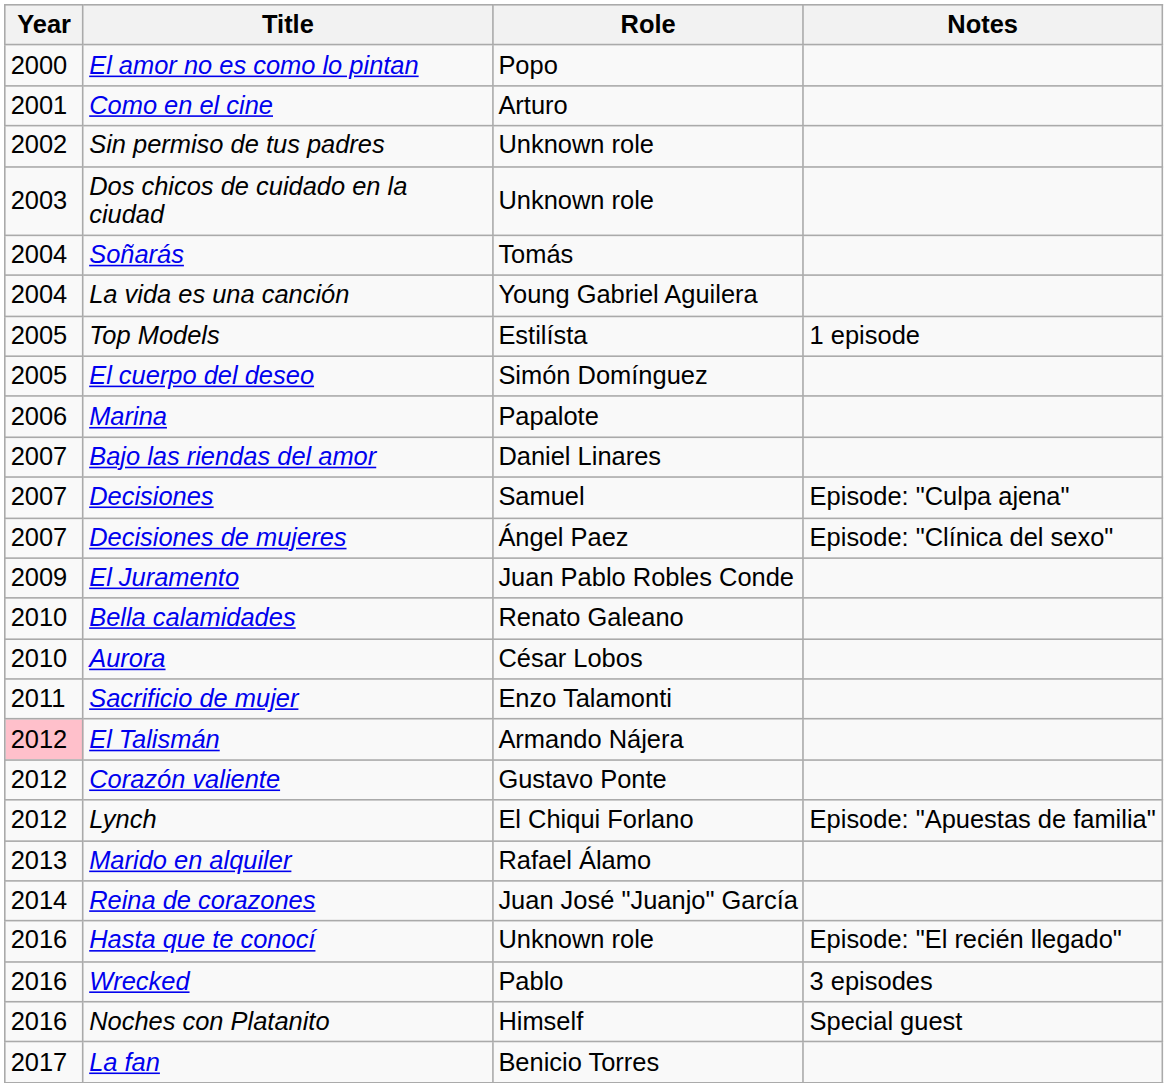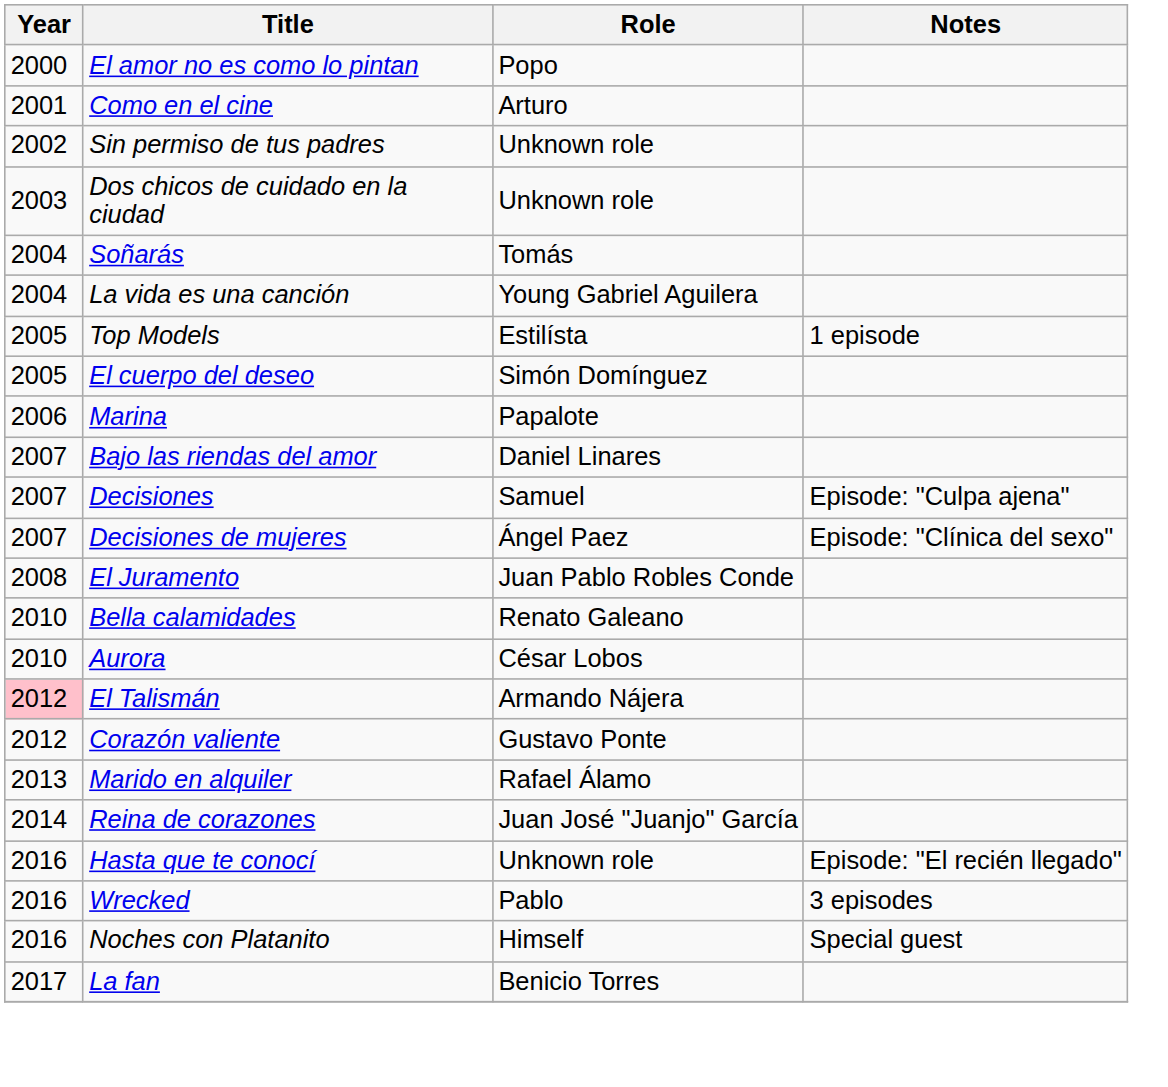(39, 577) 2009 -> (39, 577) 2008
- row: (194, 698)
- row: (123, 819)
